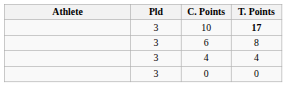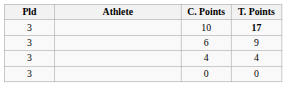columns swapped: (68, 12) <-> (156, 12)
(256, 43) 8 -> (256, 43) 9
